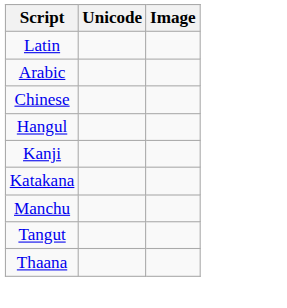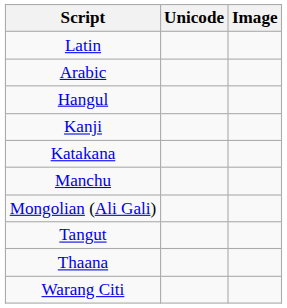- row: (42, 99)
+ row: (83, 208)
+ row: (83, 289)
